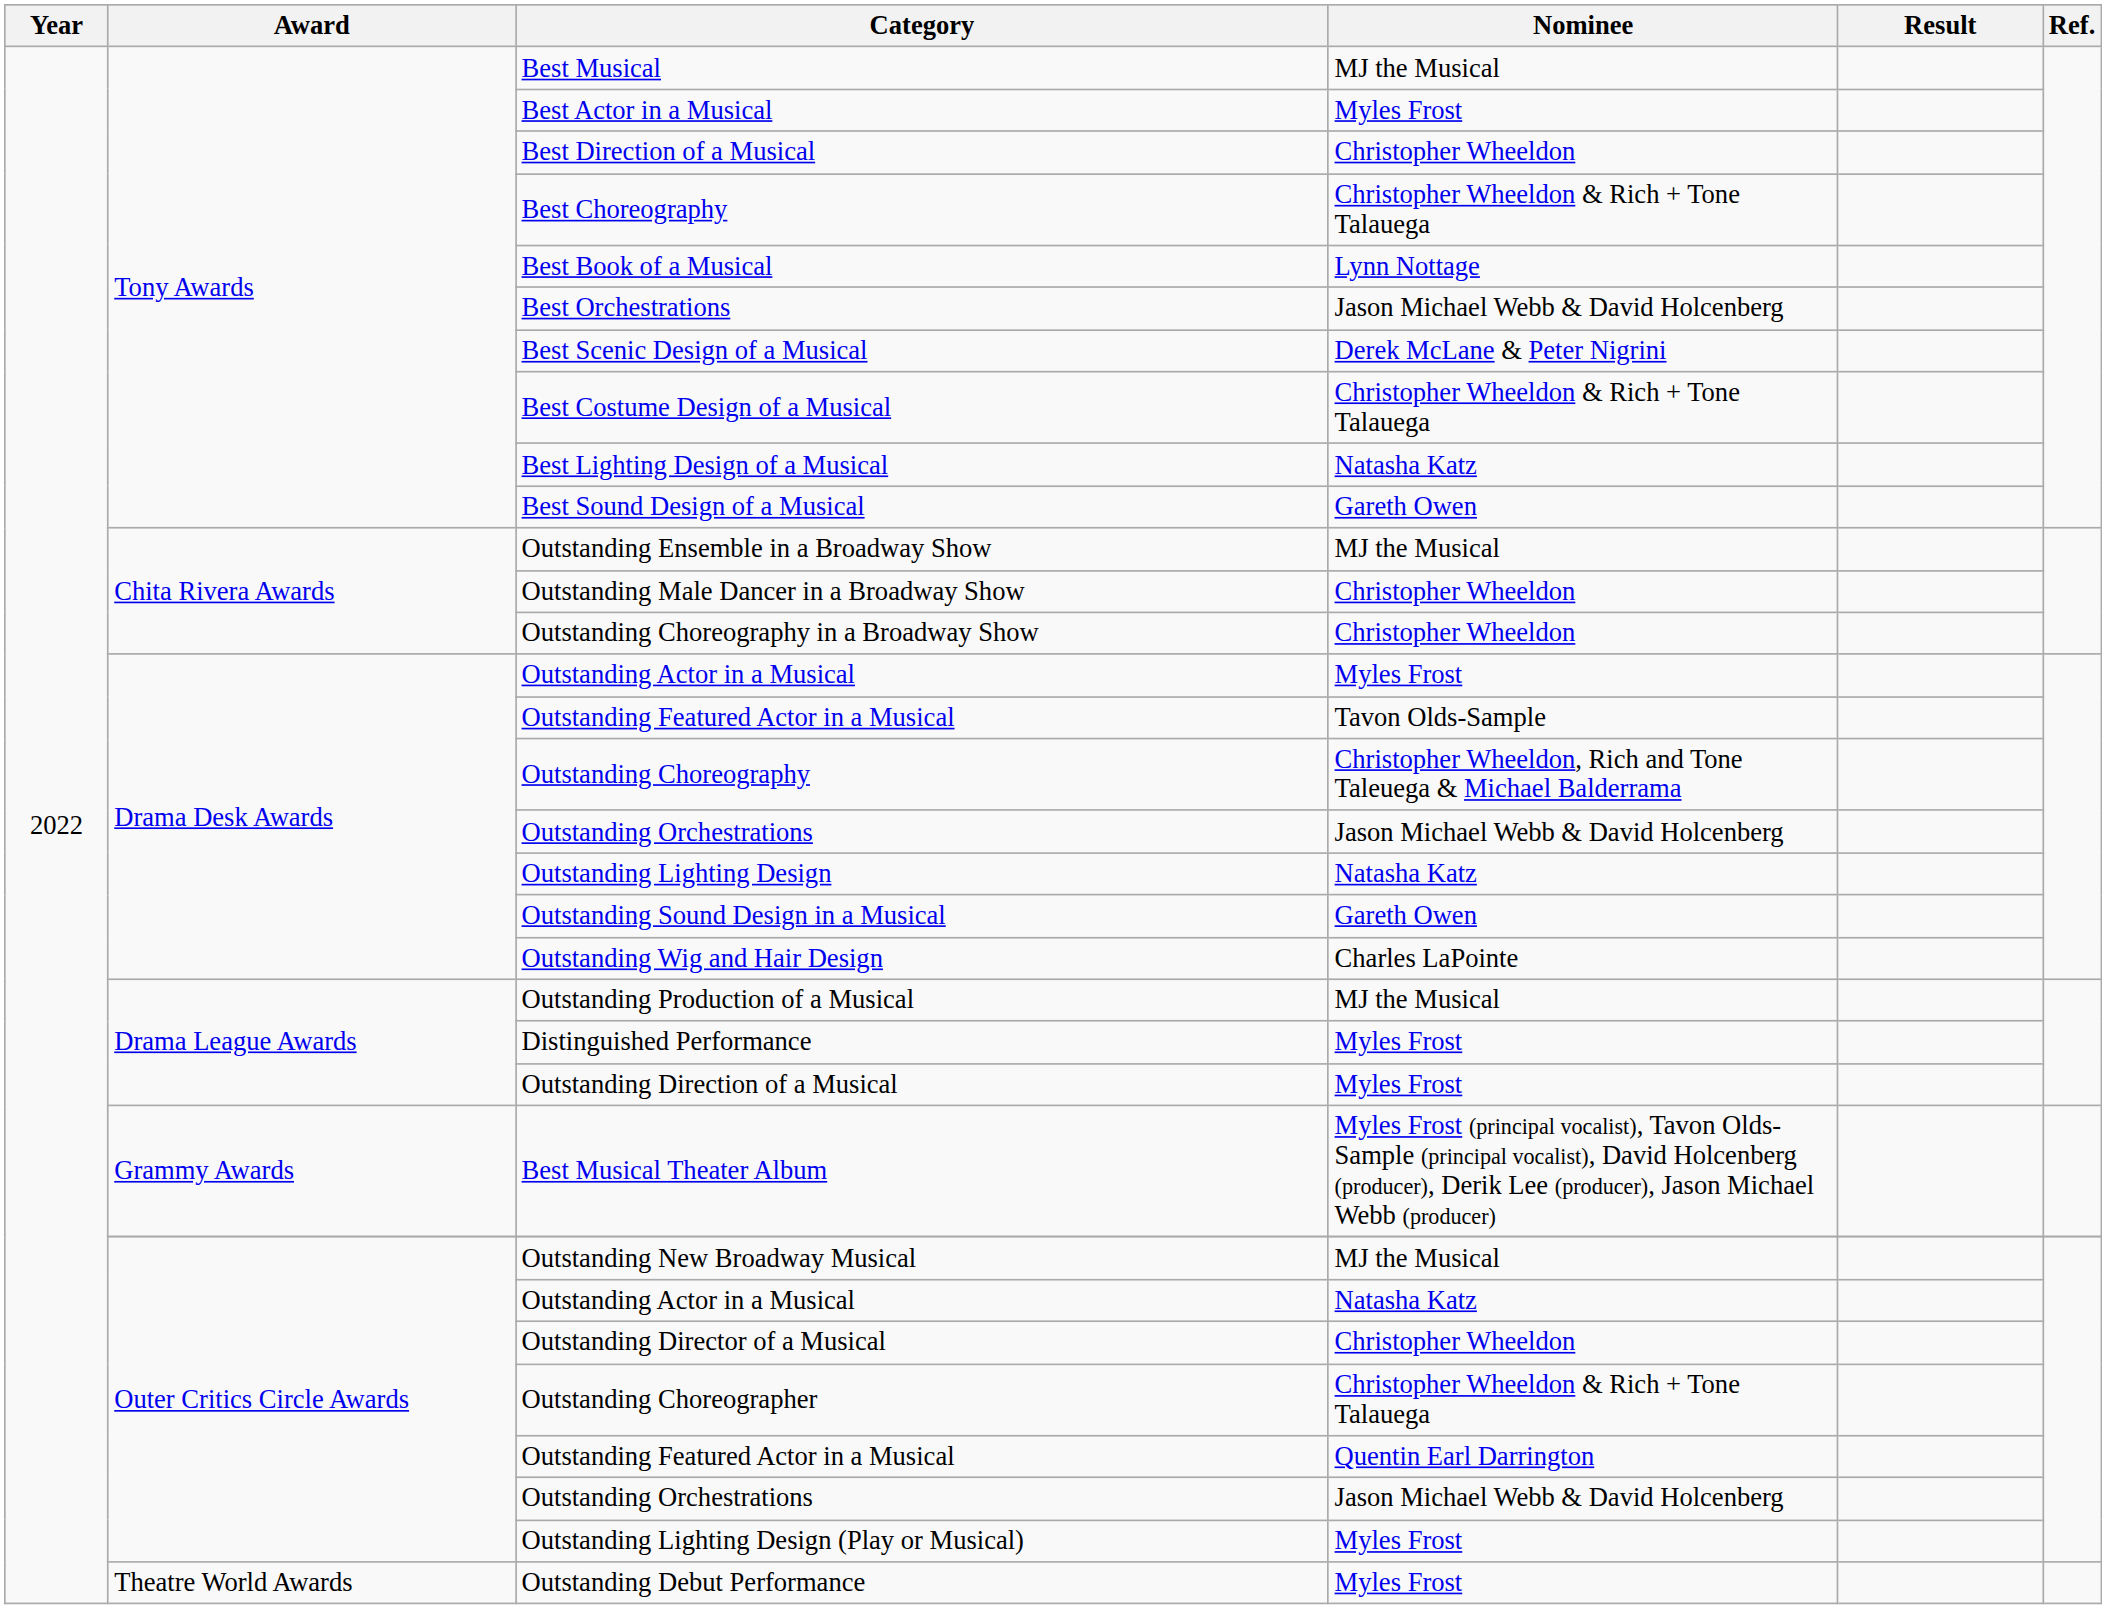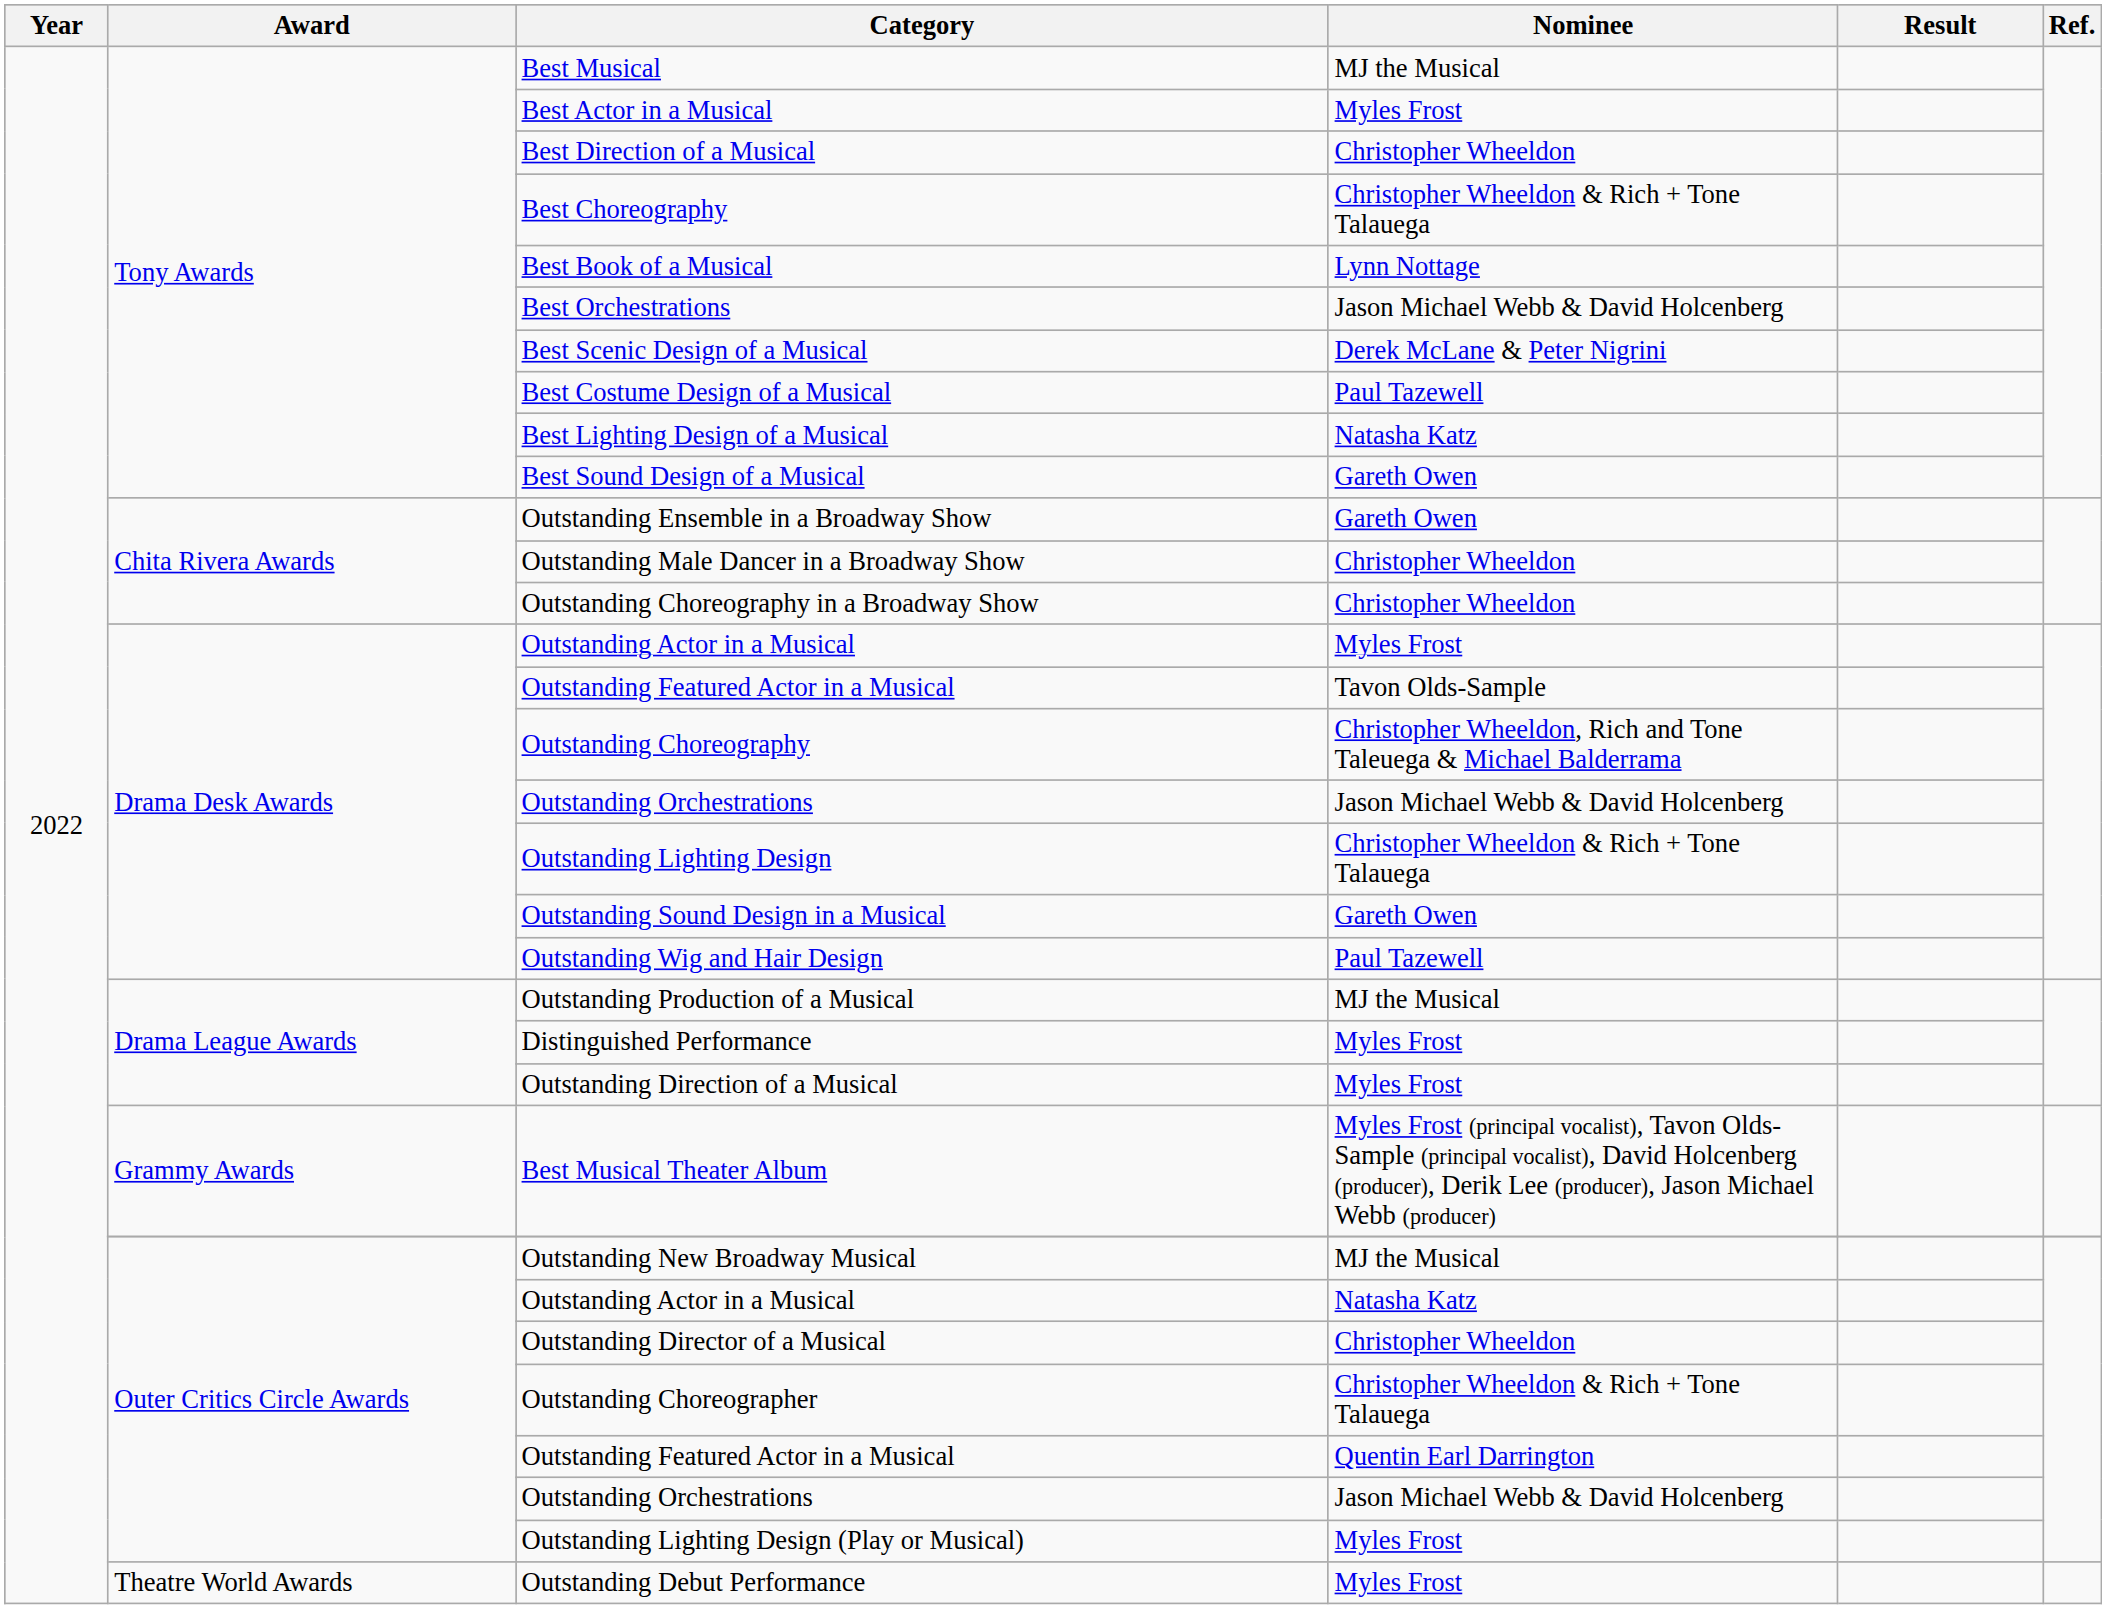(1537, 407) Christopher Wheeldon & Rich + Tone Talauega -> (1409, 392) Paul Tazewell
(1417, 548) MJ the Musical -> (1406, 518) Gareth Owen
(1406, 873) Natasha Katz -> (1537, 858) Christopher Wheeldon & Rich + Tone Talauega
(1426, 957) Charles LaPointe -> (1409, 957) Paul Tazewell
